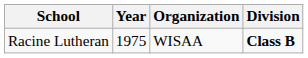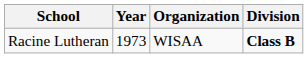(131, 40) 1975 -> (131, 40) 1973
